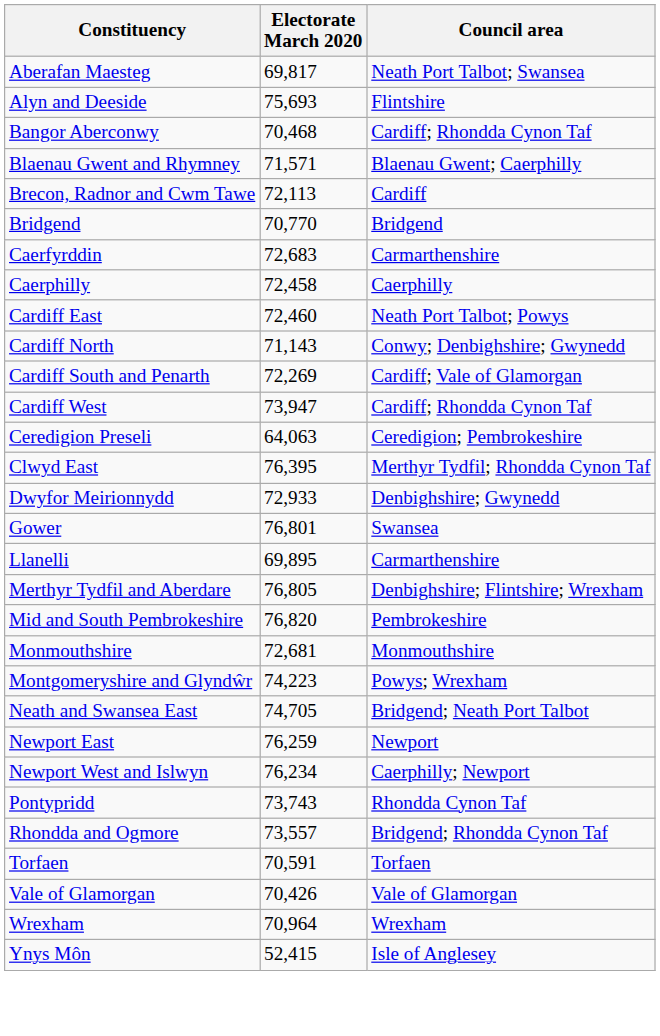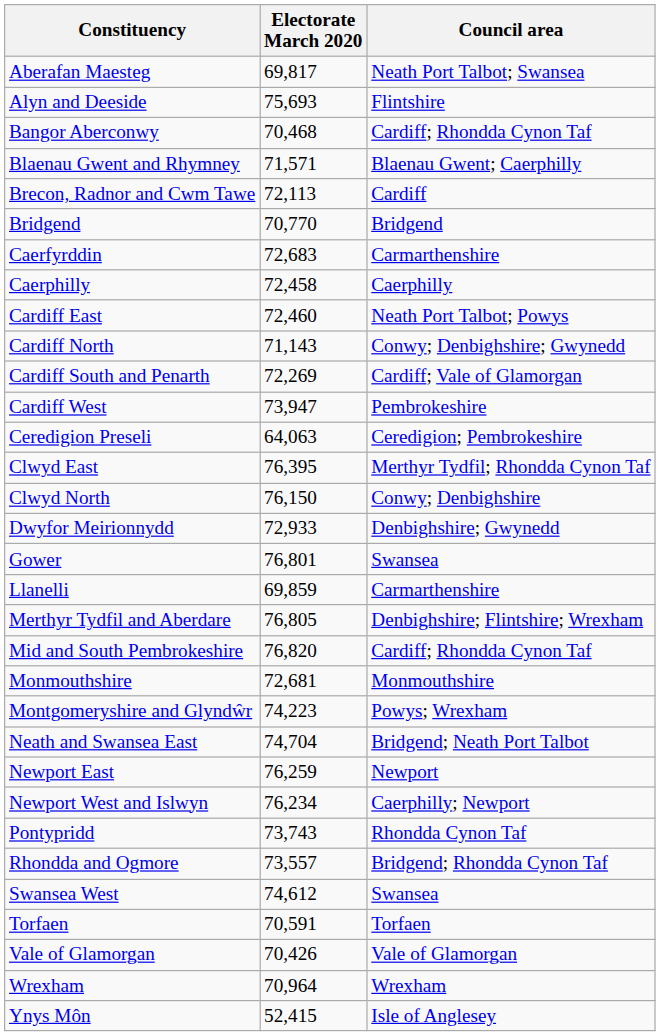(481, 406) Cardiff; Rhondda Cynon Taf -> (429, 406) Pembrokeshire
+ row: (59, 498)
(291, 558) 69,895 -> (291, 589) 69,859
(429, 619) Pembrokeshire -> (481, 650) Cardiff; Rhondda Cynon Taf
(291, 711) 74,705 -> (291, 741) 74,704
+ row: (64, 893)
